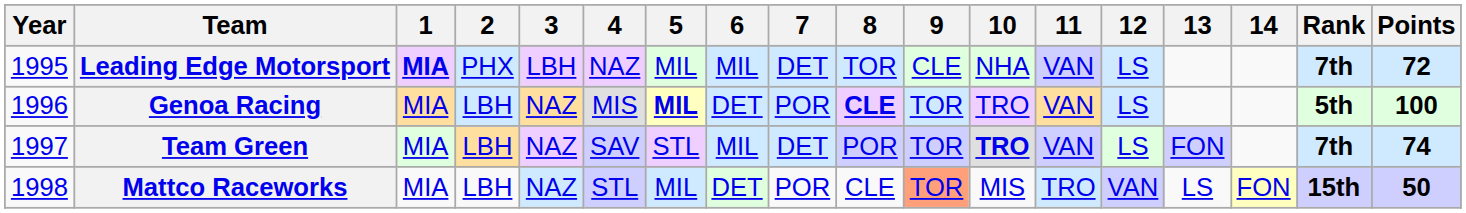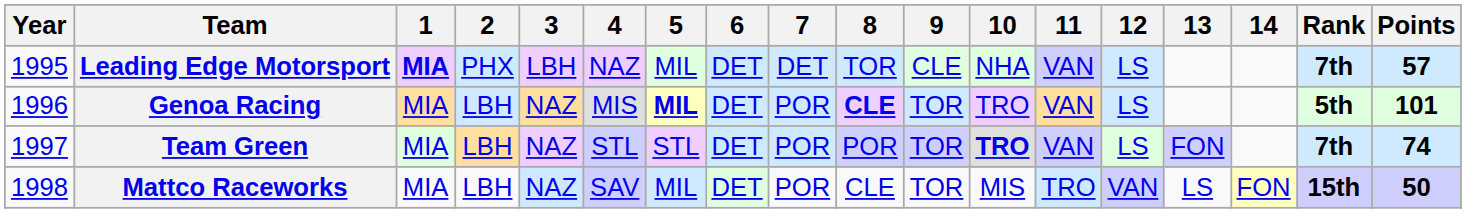(737, 66) MIL -> (737, 66) DET
(1416, 66) 72 -> (1416, 66) 57
(1416, 107) 100 -> (1416, 107) 101
(615, 147) SAV -> (615, 147) STL
(737, 147) MIL -> (737, 147) DET
(802, 147) DET -> (802, 147) POR
(615, 188) STL -> (615, 188) SAV
(937, 188) lightsalmon background -> (937, 188) no background
